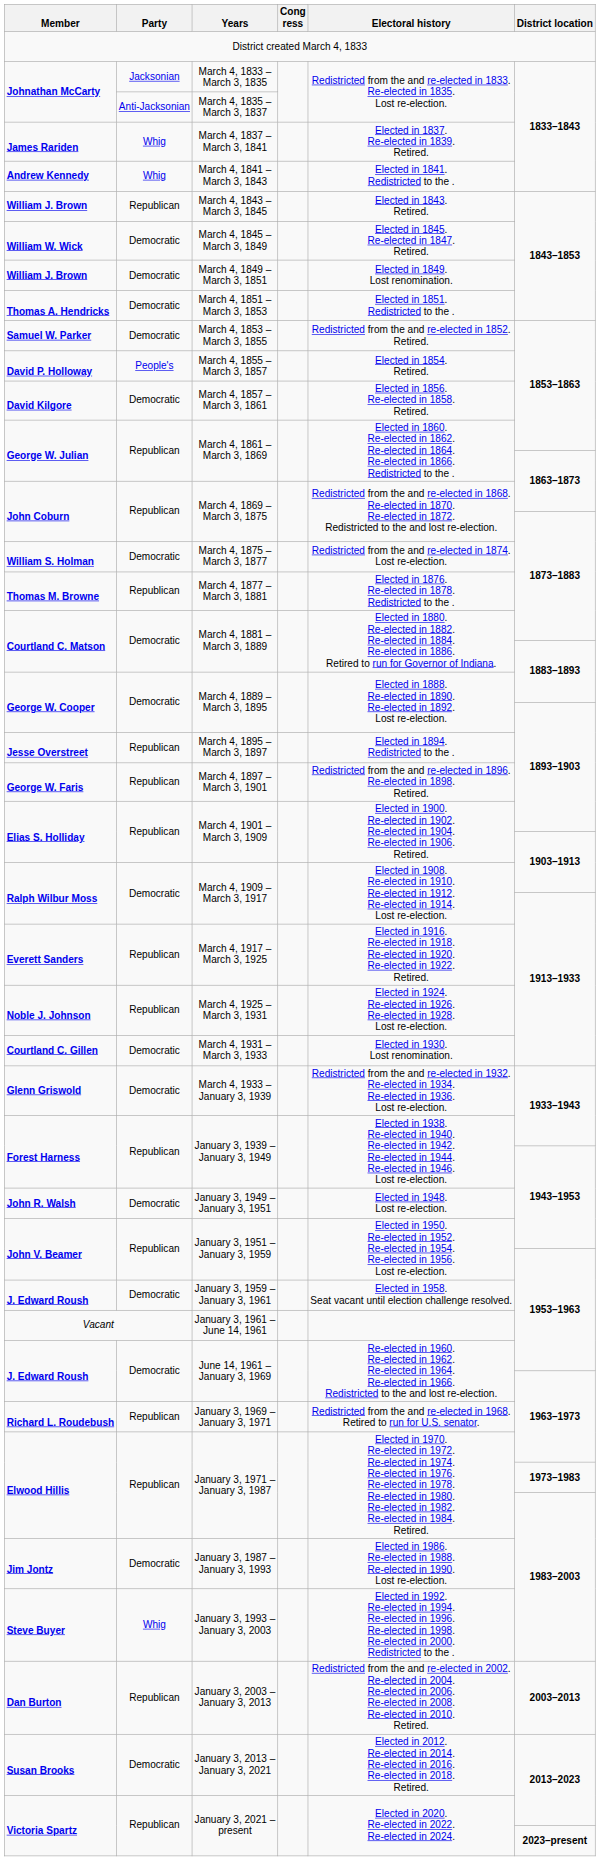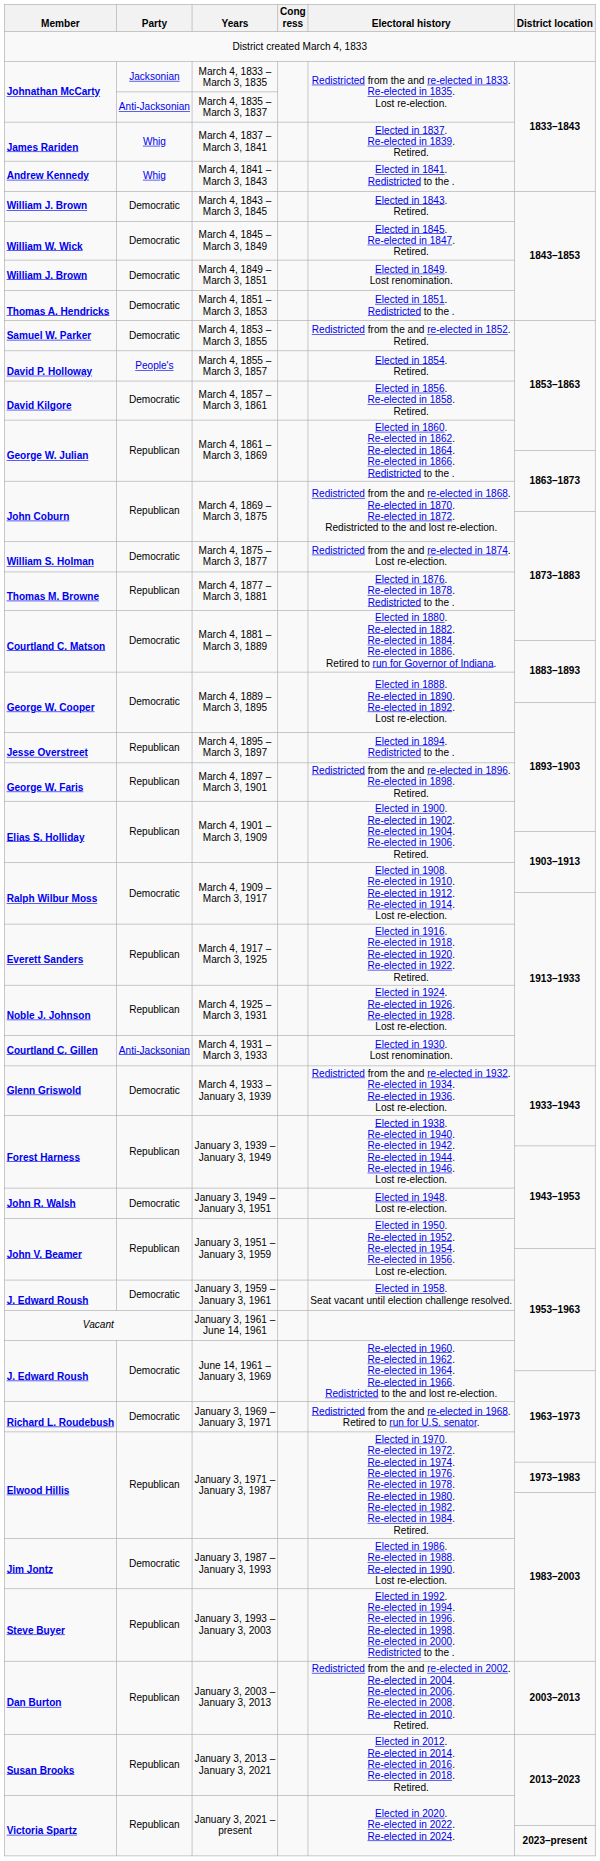(154, 206) Republican -> (154, 206) Democratic
(154, 1050) Democratic -> (154, 1050) Anti-Jacksonian
(154, 1416) Republican -> (154, 1416) Democratic
(154, 1625) Whig -> (154, 1625) Republican
(154, 1764) Democratic -> (154, 1764) Republican
